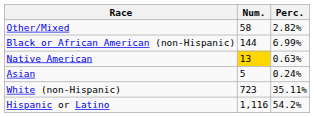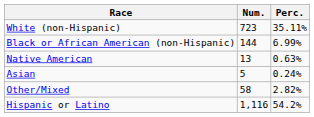rows swapped: (64, 89) <-> (38, 28)
(245, 58) gold background -> (245, 58) no background
